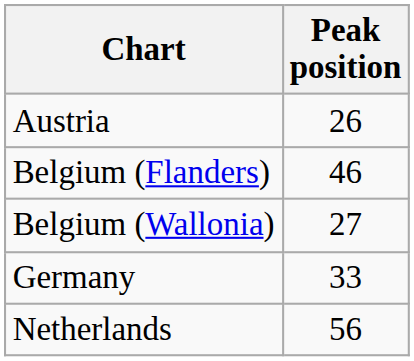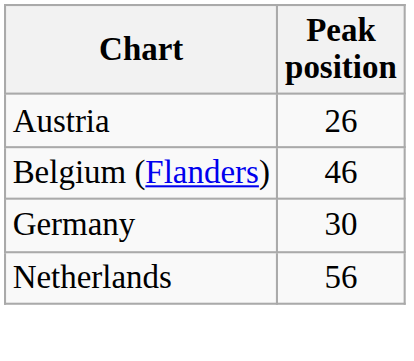- row: (144, 224)
(346, 276) 33 -> (341, 224) 30
